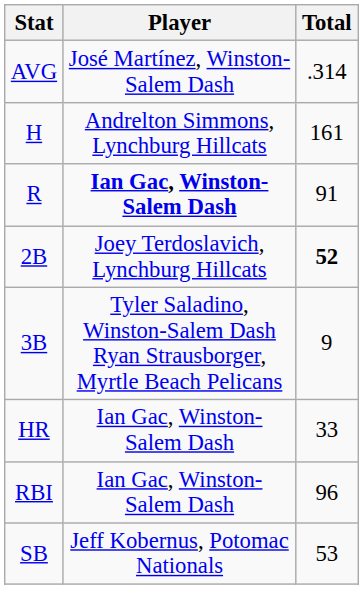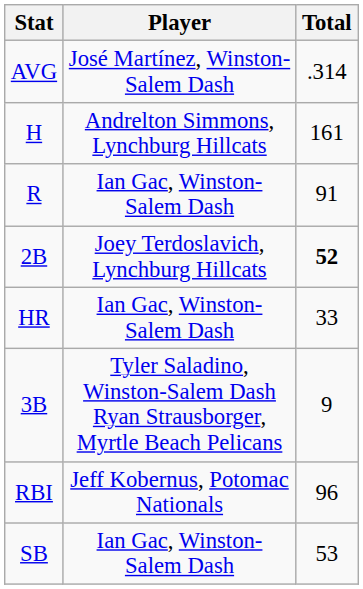(180, 194) bold -> (180, 194) normal
rows swapped: (34, 343) <-> (34, 430)
(180, 492) Ian Gac, Winston-Salem Dash -> (180, 492) Jeff Kobernus, Potomac Nationals
(180, 553) Jeff Kobernus, Potomac Nationals -> (180, 553) Ian Gac, Winston-Salem Dash
